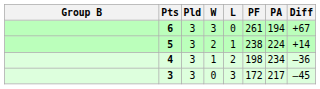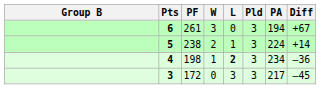columns swapped: (192, 12) <-> (254, 12)
(233, 60) normal -> (233, 60) bold
